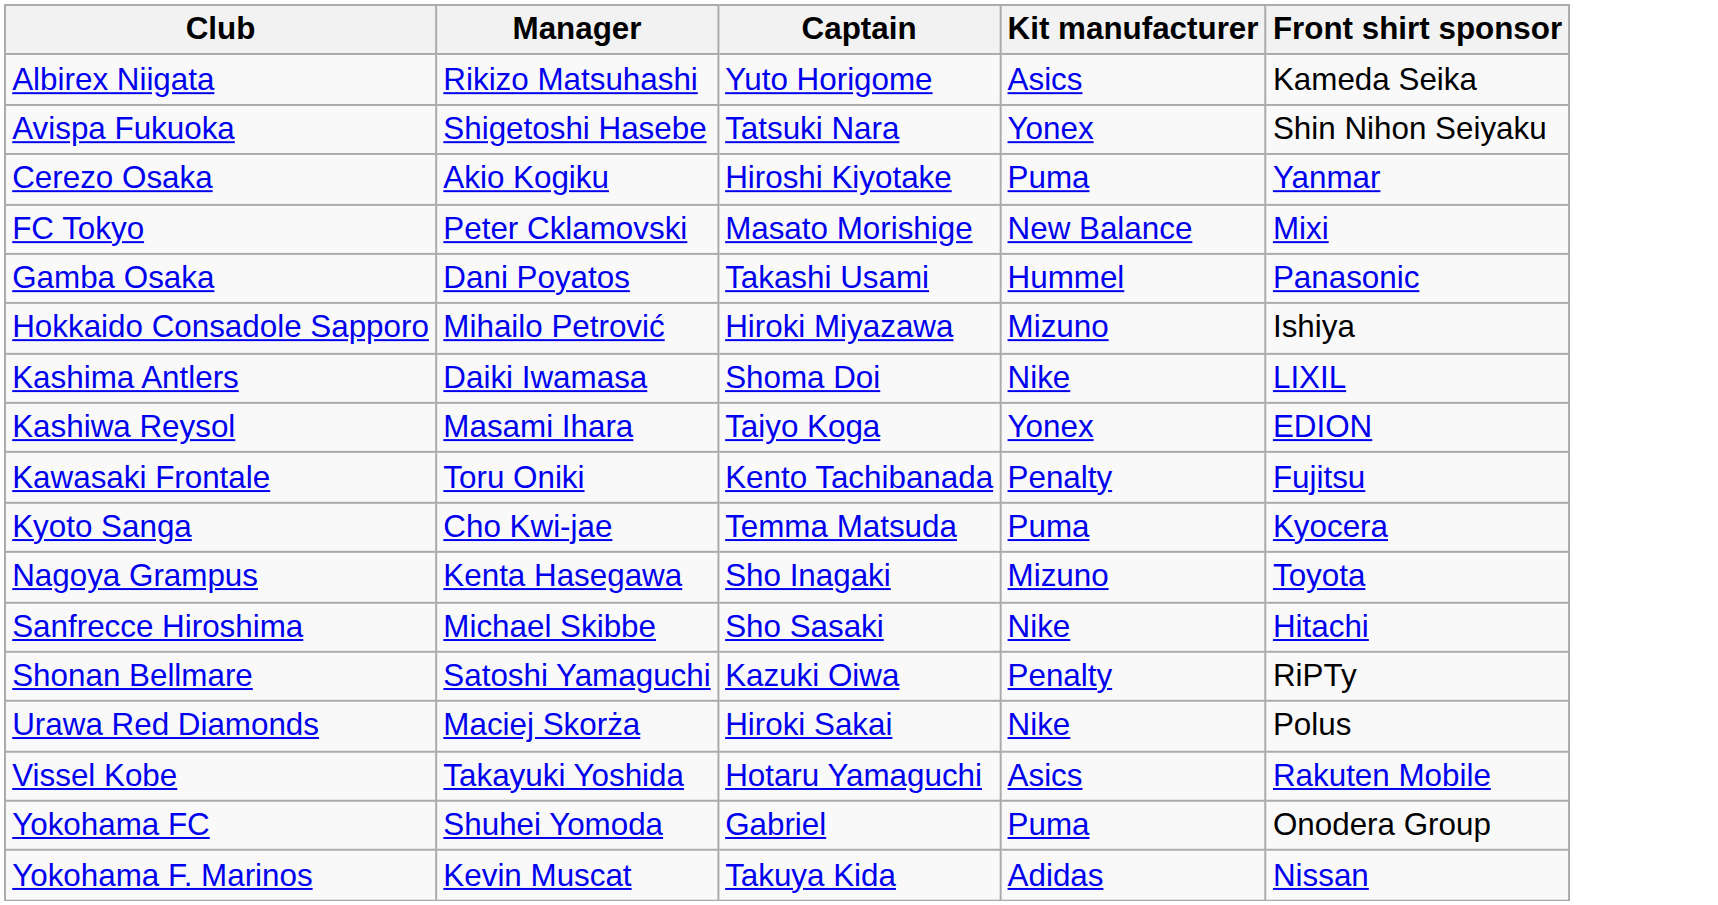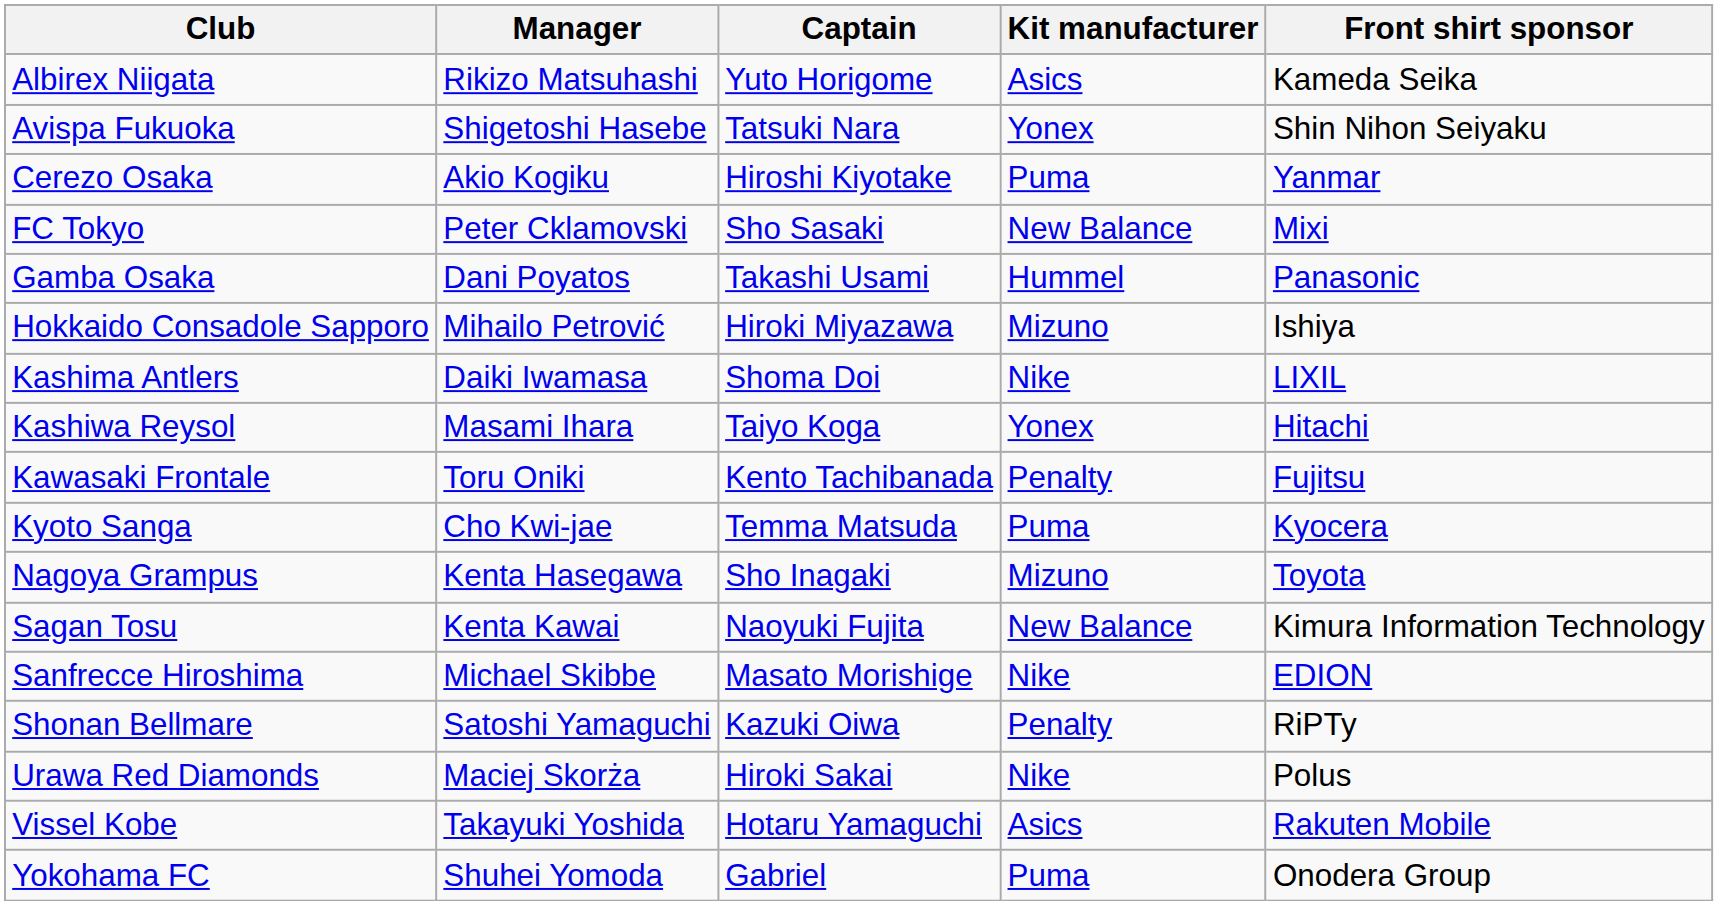(849, 228) Masato Morishige -> (804, 228) Sho Sasaki
(1323, 427) EDION -> (1321, 427) Hitachi
+ row: (95, 626)
(804, 626) Sho Sasaki -> (849, 675) Masato Morishige
(1321, 626) Hitachi -> (1323, 675) EDION
- row: (162, 874)
